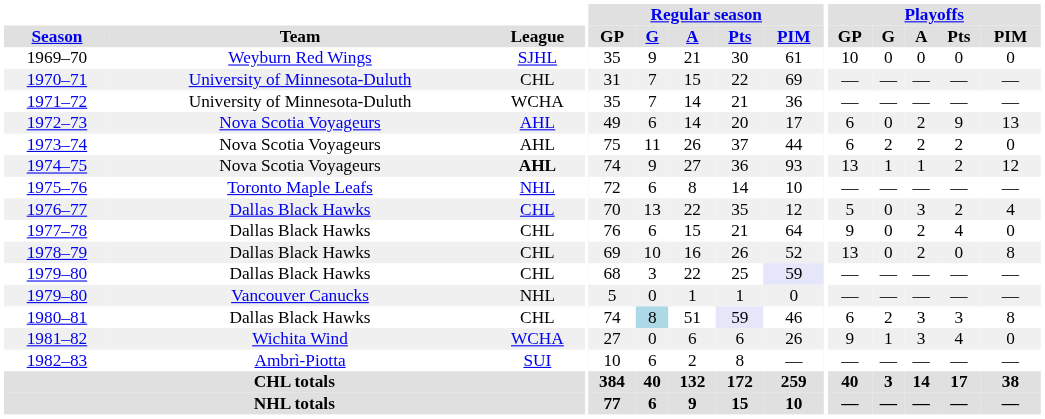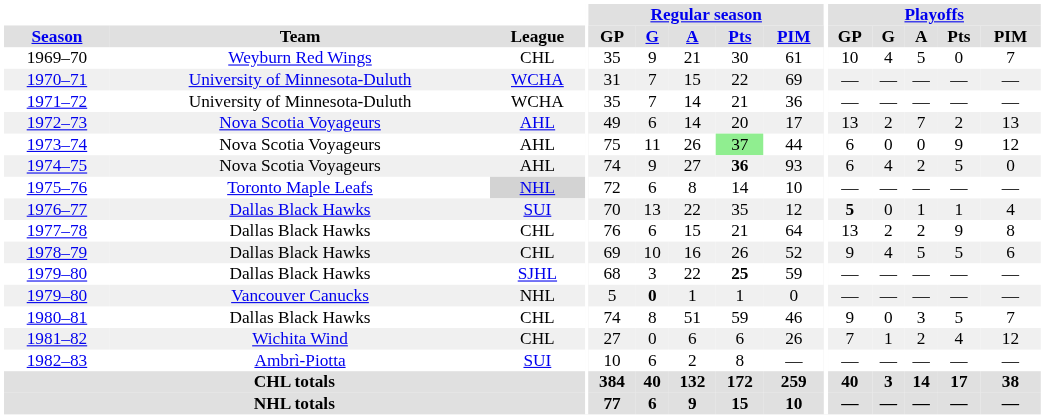(537, 57) SJHL -> (537, 57) CHL
(888, 57) 0 -> (888, 57) 4
(921, 57) 0 -> (921, 57) 5
(1010, 57) 0 -> (1010, 57) 7
(537, 79) CHL -> (537, 79) WCHA
(850, 122) 6 -> (850, 122) 13
(888, 122) 0 -> (888, 122) 2
(921, 122) 2 -> (921, 122) 7
(959, 122) 9 -> (959, 122) 2
(740, 144) no background -> (740, 144) lightgreen background
(888, 144) 2 -> (888, 144) 0
(921, 144) 2 -> (921, 144) 0
(959, 144) 2 -> (959, 144) 9
(1010, 144) 0 -> (1010, 144) 12
(537, 165) bold -> (537, 165) normal
(740, 165) normal -> (740, 165) bold
(850, 165) 13 -> (850, 165) 6
(888, 165) 1 -> (888, 165) 4
(921, 165) 1 -> (921, 165) 2
(959, 165) 2 -> (959, 165) 5
(1010, 165) 12 -> (1010, 165) 0
(537, 187) no background -> (537, 187) lightgrey background
(537, 209) CHL -> (537, 209) SUI
(850, 209) normal -> (850, 209) bold
(921, 209) 3 -> (921, 209) 1
(959, 209) 2 -> (959, 209) 1
(850, 230) 9 -> (850, 230) 13
(888, 230) 0 -> (888, 230) 2
(959, 230) 4 -> (959, 230) 9
(1010, 230) 0 -> (1010, 230) 8
(850, 252) 13 -> (850, 252) 9
(888, 252) 0 -> (888, 252) 4
(921, 252) 2 -> (921, 252) 5
(959, 252) 0 -> (959, 252) 5
(1010, 252) 8 -> (1010, 252) 6
(537, 273) CHL -> (537, 273) SJHL
(740, 273) normal -> (740, 273) bold
(794, 273) lavender background -> (794, 273) no background
(652, 295) normal -> (652, 295) bold
(652, 317) lightblue background -> (652, 317) no background
(740, 317) lavender background -> (740, 317) no background
(850, 317) 6 -> (850, 317) 9
(888, 317) 2 -> (888, 317) 0
(959, 317) 3 -> (959, 317) 5
(1010, 317) 8 -> (1010, 317) 7
(537, 338) WCHA -> (537, 338) CHL
(850, 338) 9 -> (850, 338) 7
(921, 338) 3 -> (921, 338) 2
(1010, 338) 0 -> (1010, 338) 12
